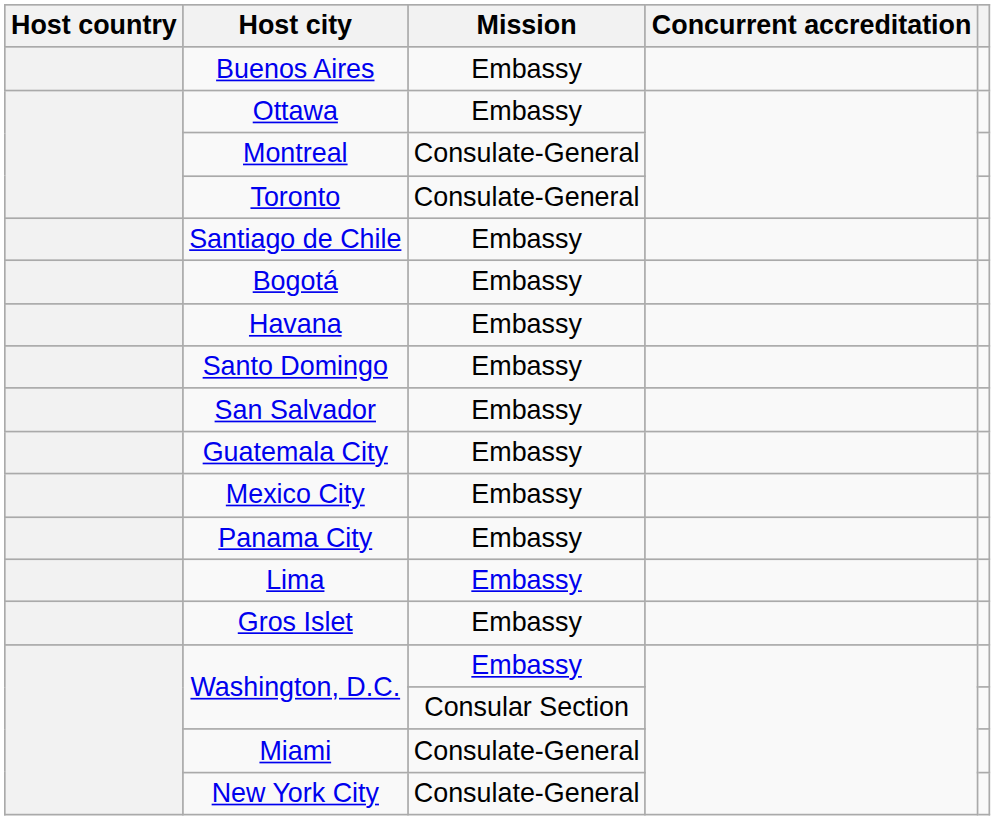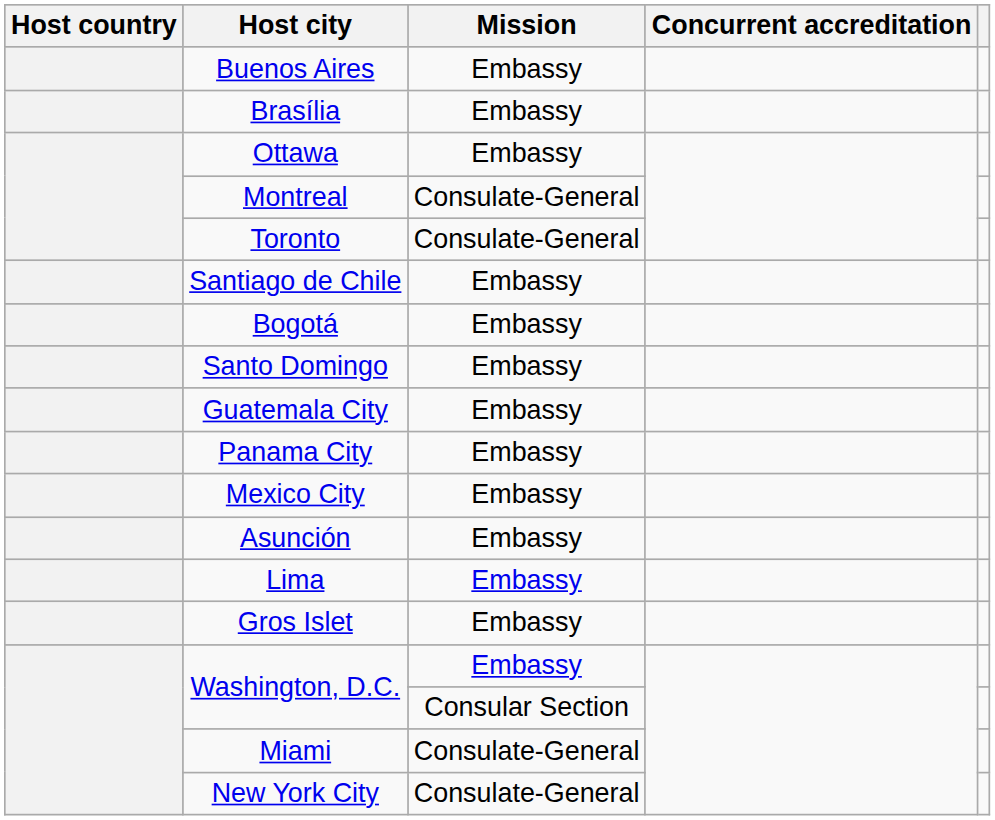+ row: (295, 111)
- row: (295, 324)
- row: (295, 409)
rows swapped: (295, 494) <-> (295, 537)
+ row: (295, 537)
